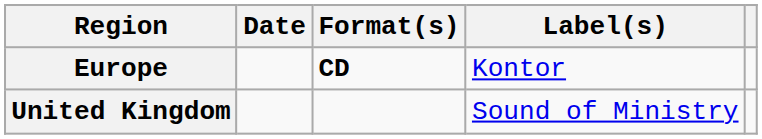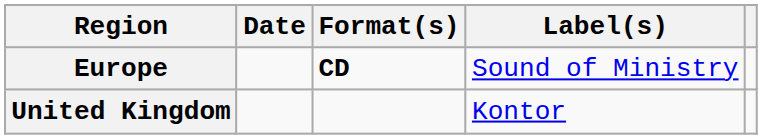(519, 69) Kontor -> (605, 69) Sound of Ministry
(605, 111) Sound of Ministry -> (519, 111) Kontor
